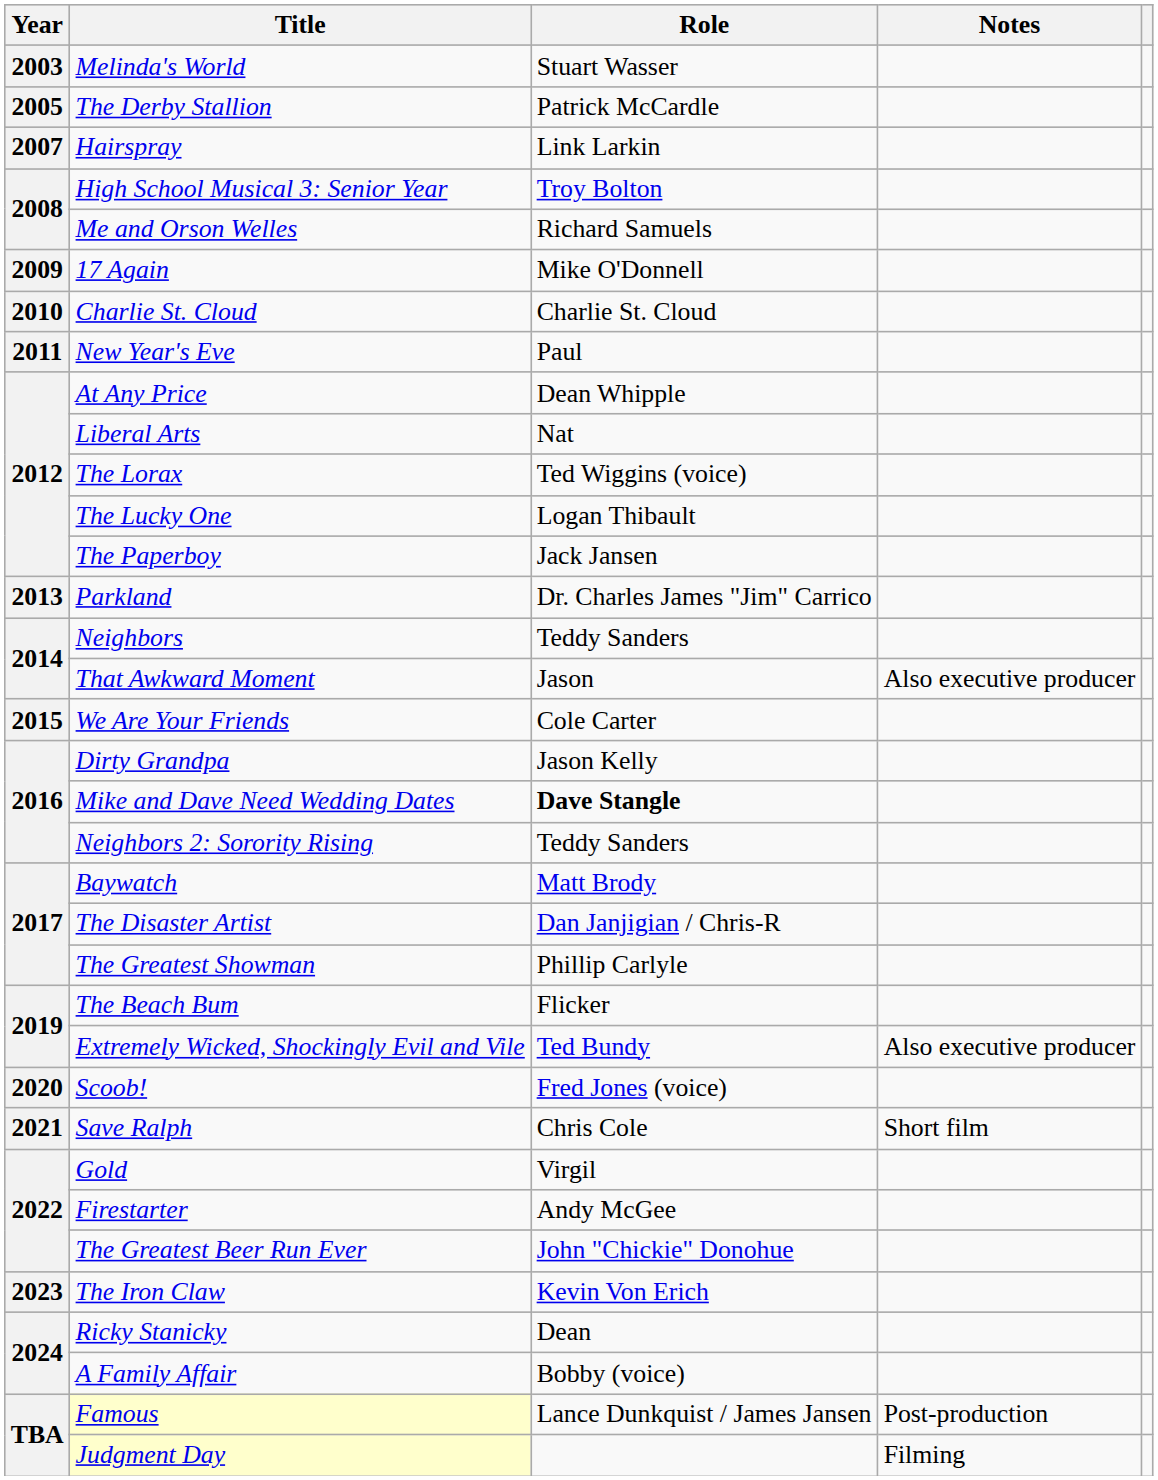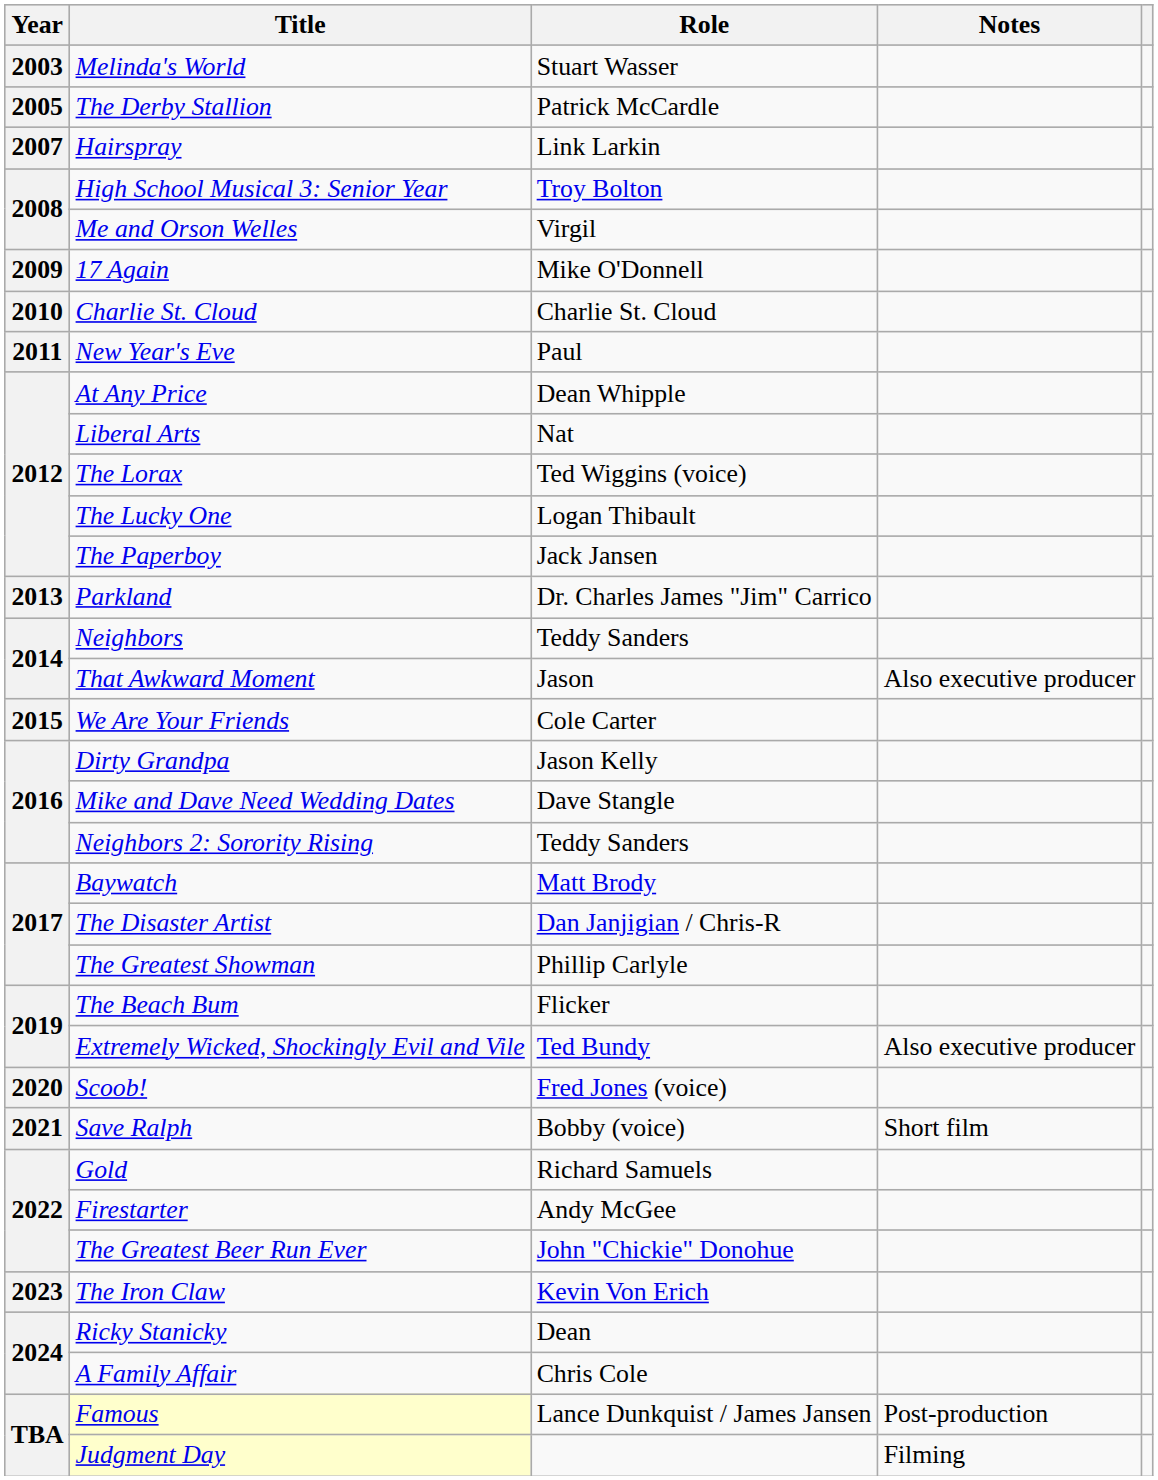(624, 229) Richard Samuels -> (566, 229) Virgil
(609, 801) bold -> (606, 801) normal
(592, 1127) Chris Cole -> (611, 1127) Bobby (voice)
(566, 1168) Virgil -> (624, 1168) Richard Samuels
(611, 1373) Bobby (voice) -> (592, 1373) Chris Cole
